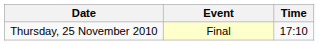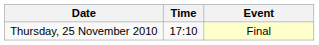columns swapped: (294, 13) <-> (219, 13)
